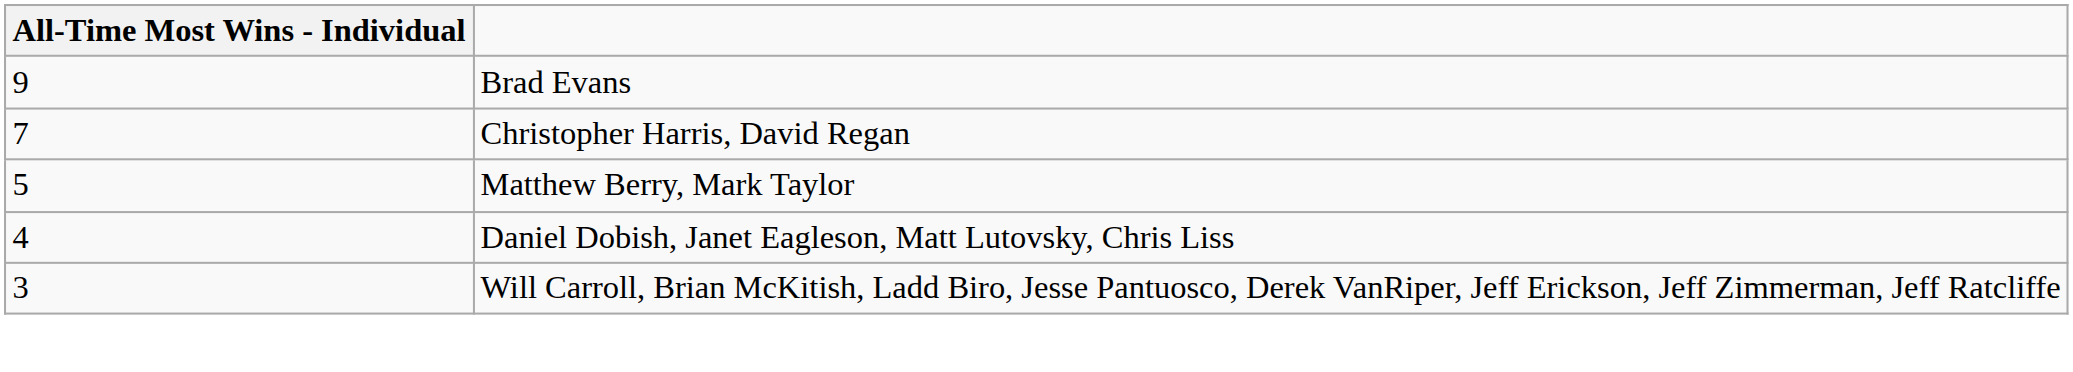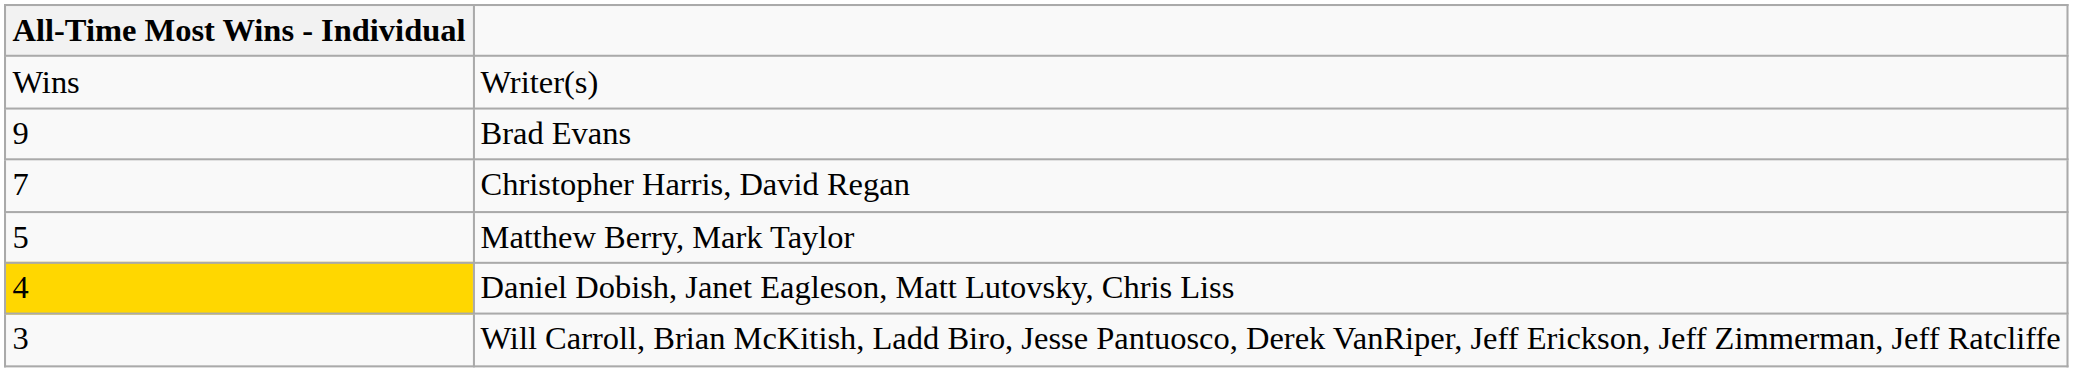+ row: (539, 81)
(21, 236) no background -> (21, 287) gold background
